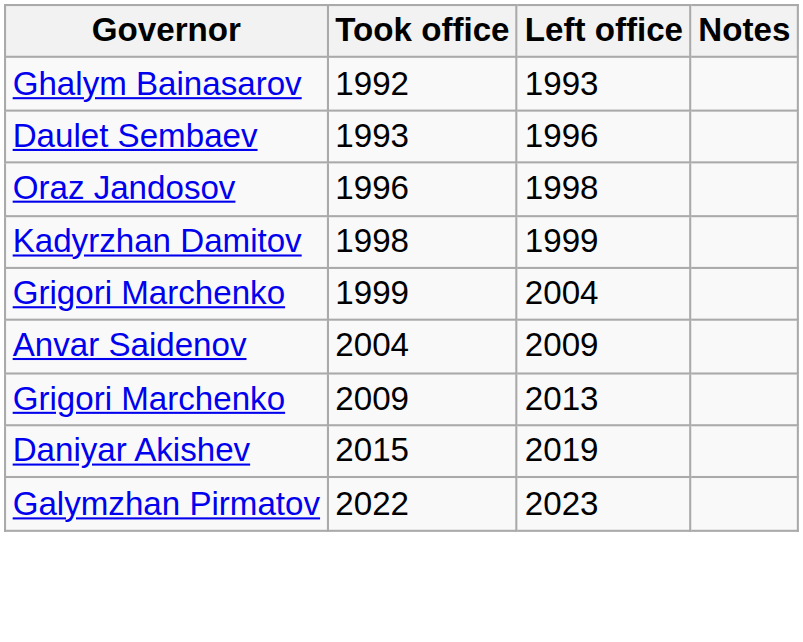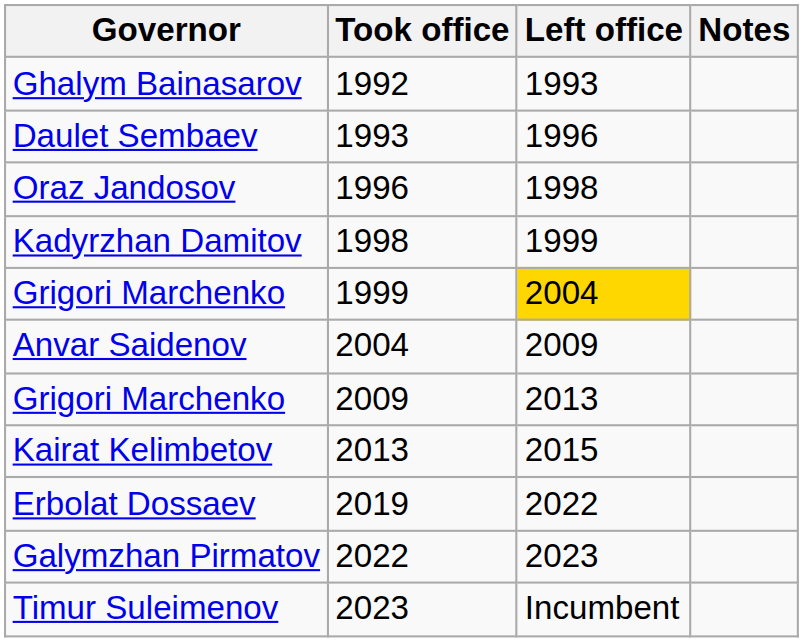(562, 293) no background -> (562, 293) gold background
+ row: (142, 450)
- row: (131, 450)
+ row: (134, 503)
+ row: (146, 608)
